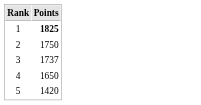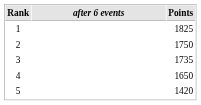+ column: (99, 12)
(49, 29) bold -> (184, 29) normal
(49, 60) 1737 -> (184, 60) 1735
